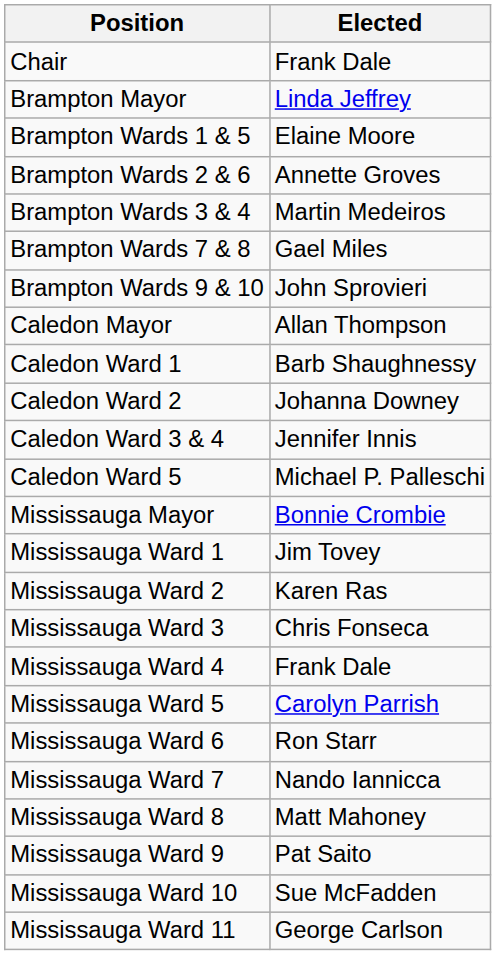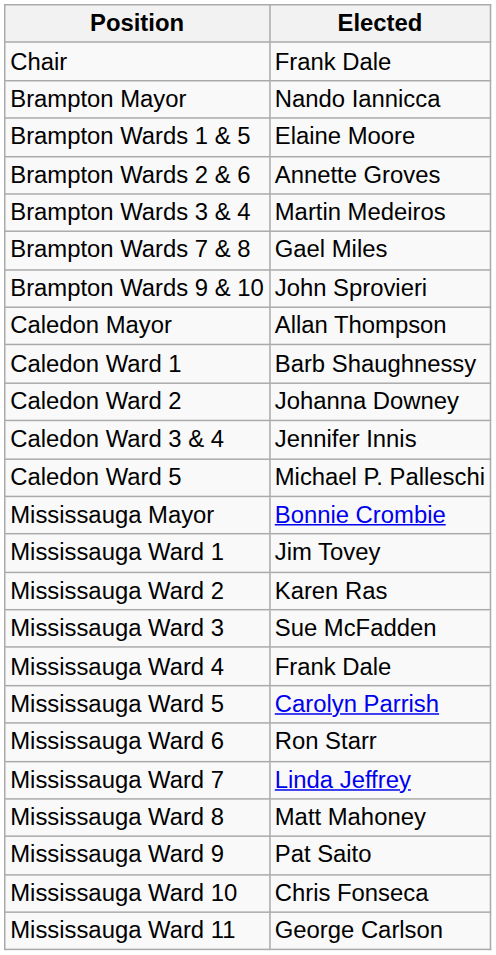(343, 99) Linda Jeffrey -> (358, 99) Nando Iannicca
(352, 628) Chris Fonseca -> (356, 628) Sue McFadden
(358, 779) Nando Iannicca -> (343, 779) Linda Jeffrey
(356, 893) Sue McFadden -> (352, 893) Chris Fonseca
